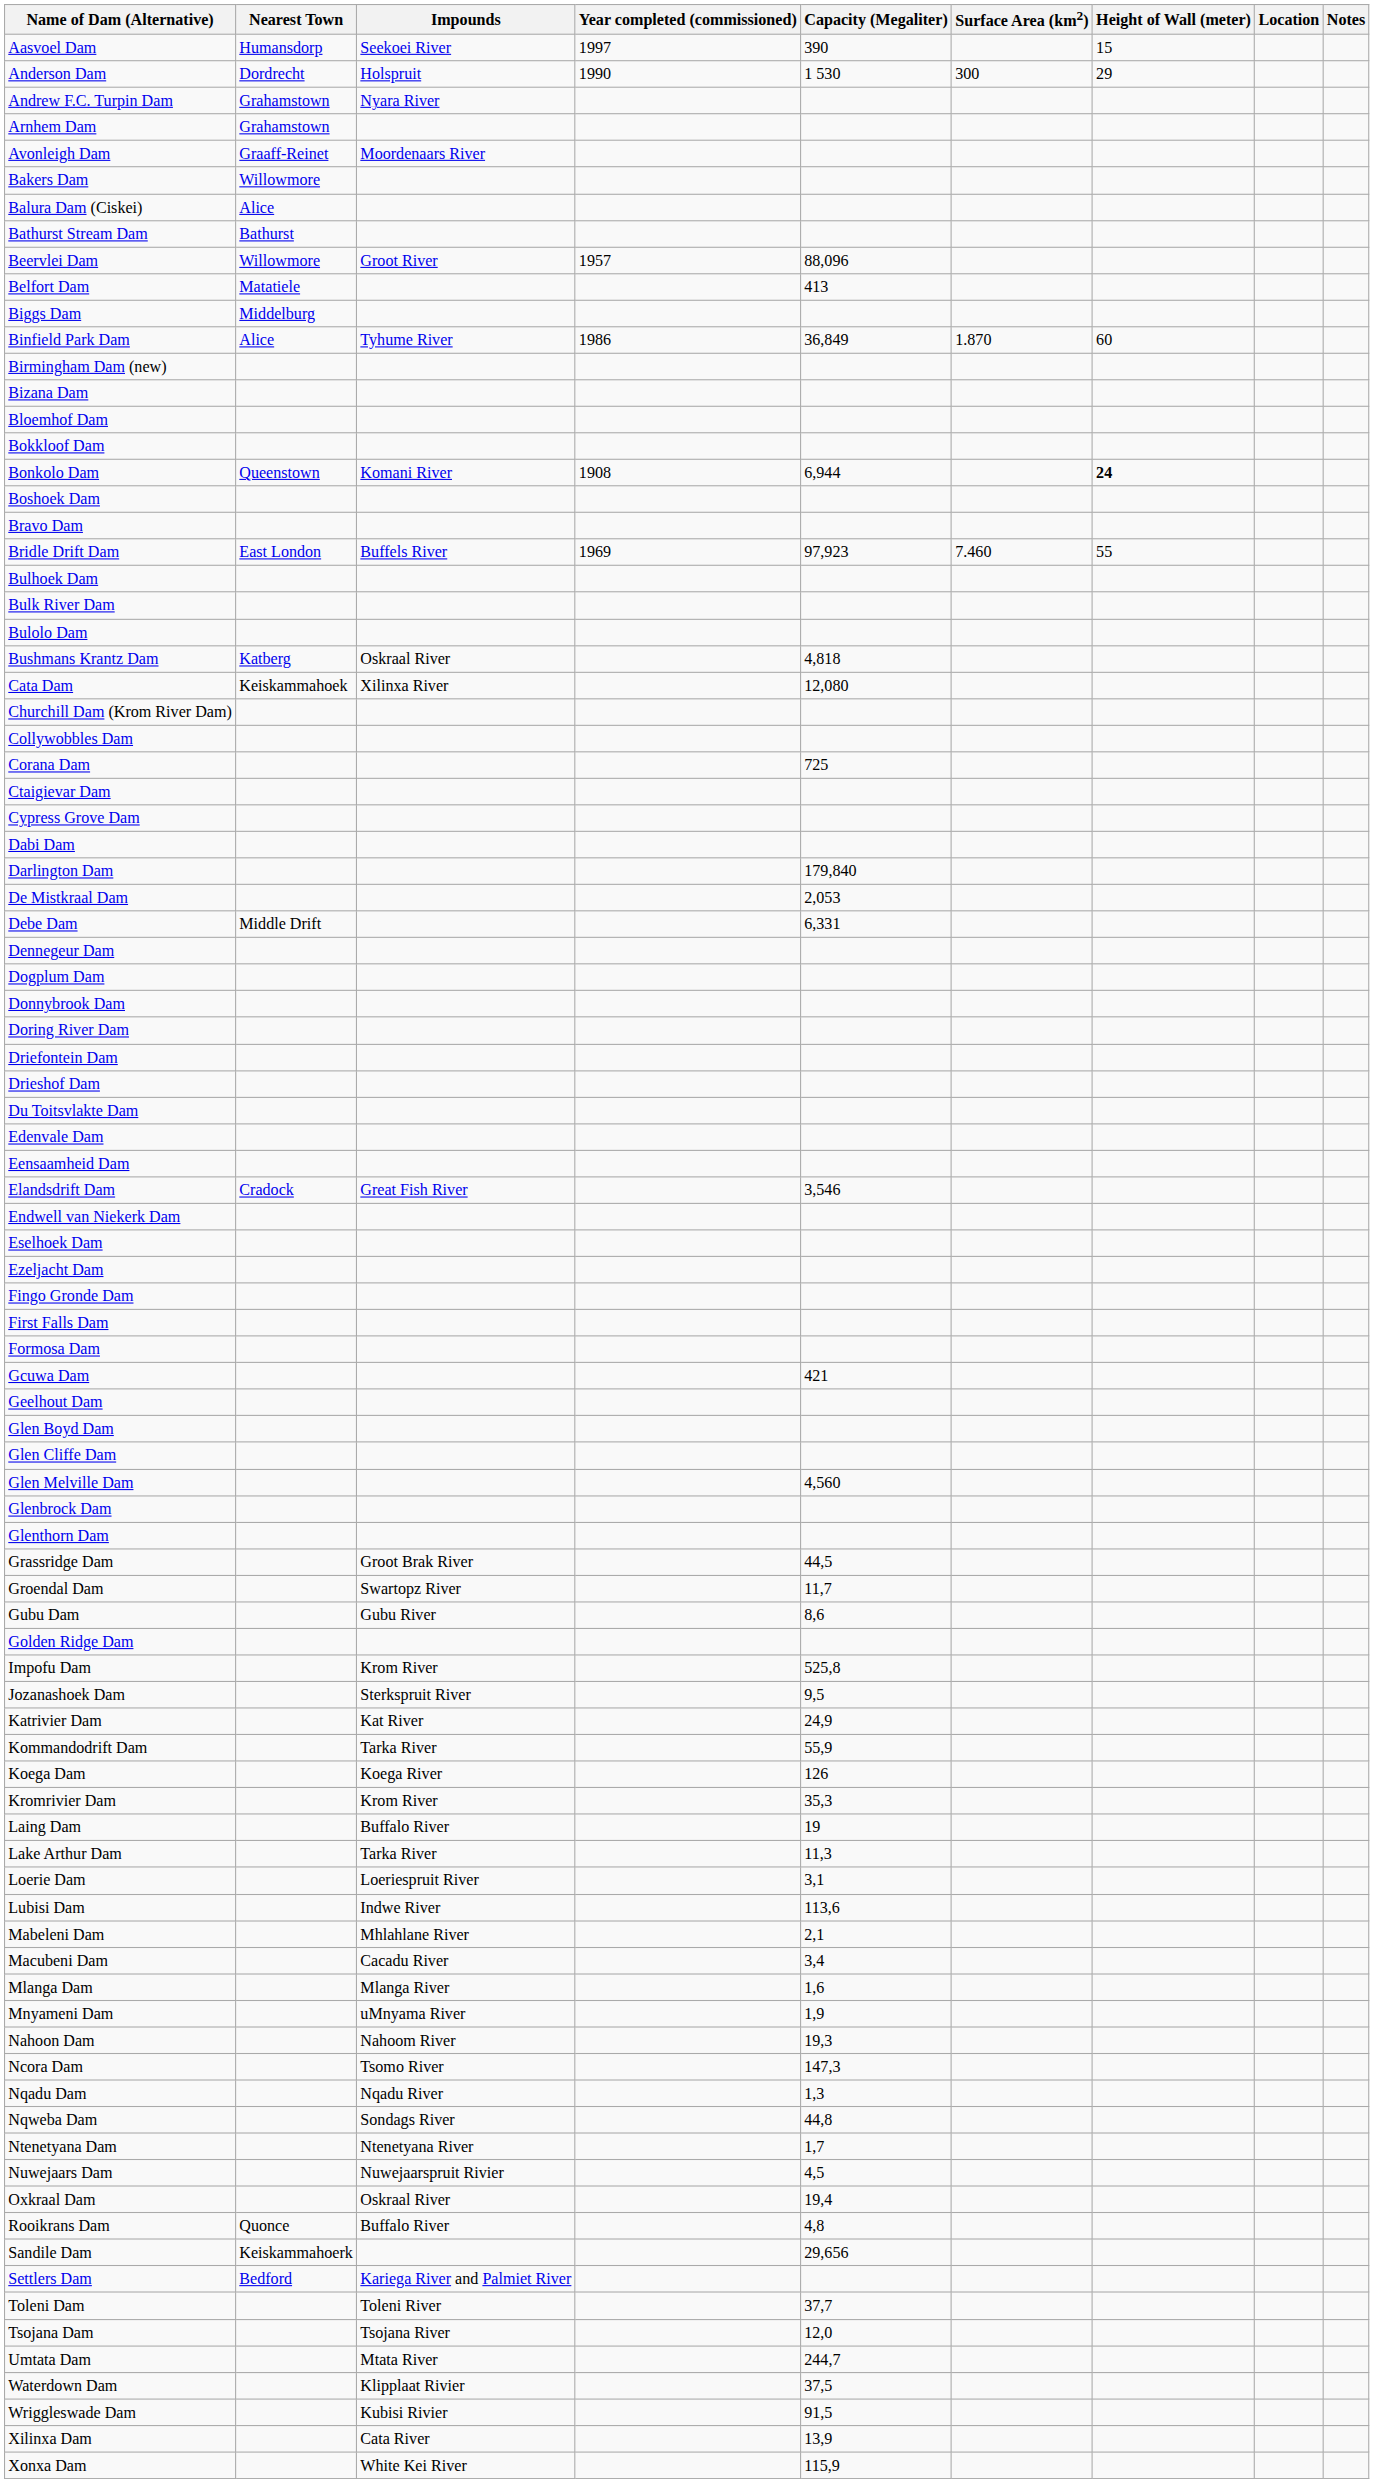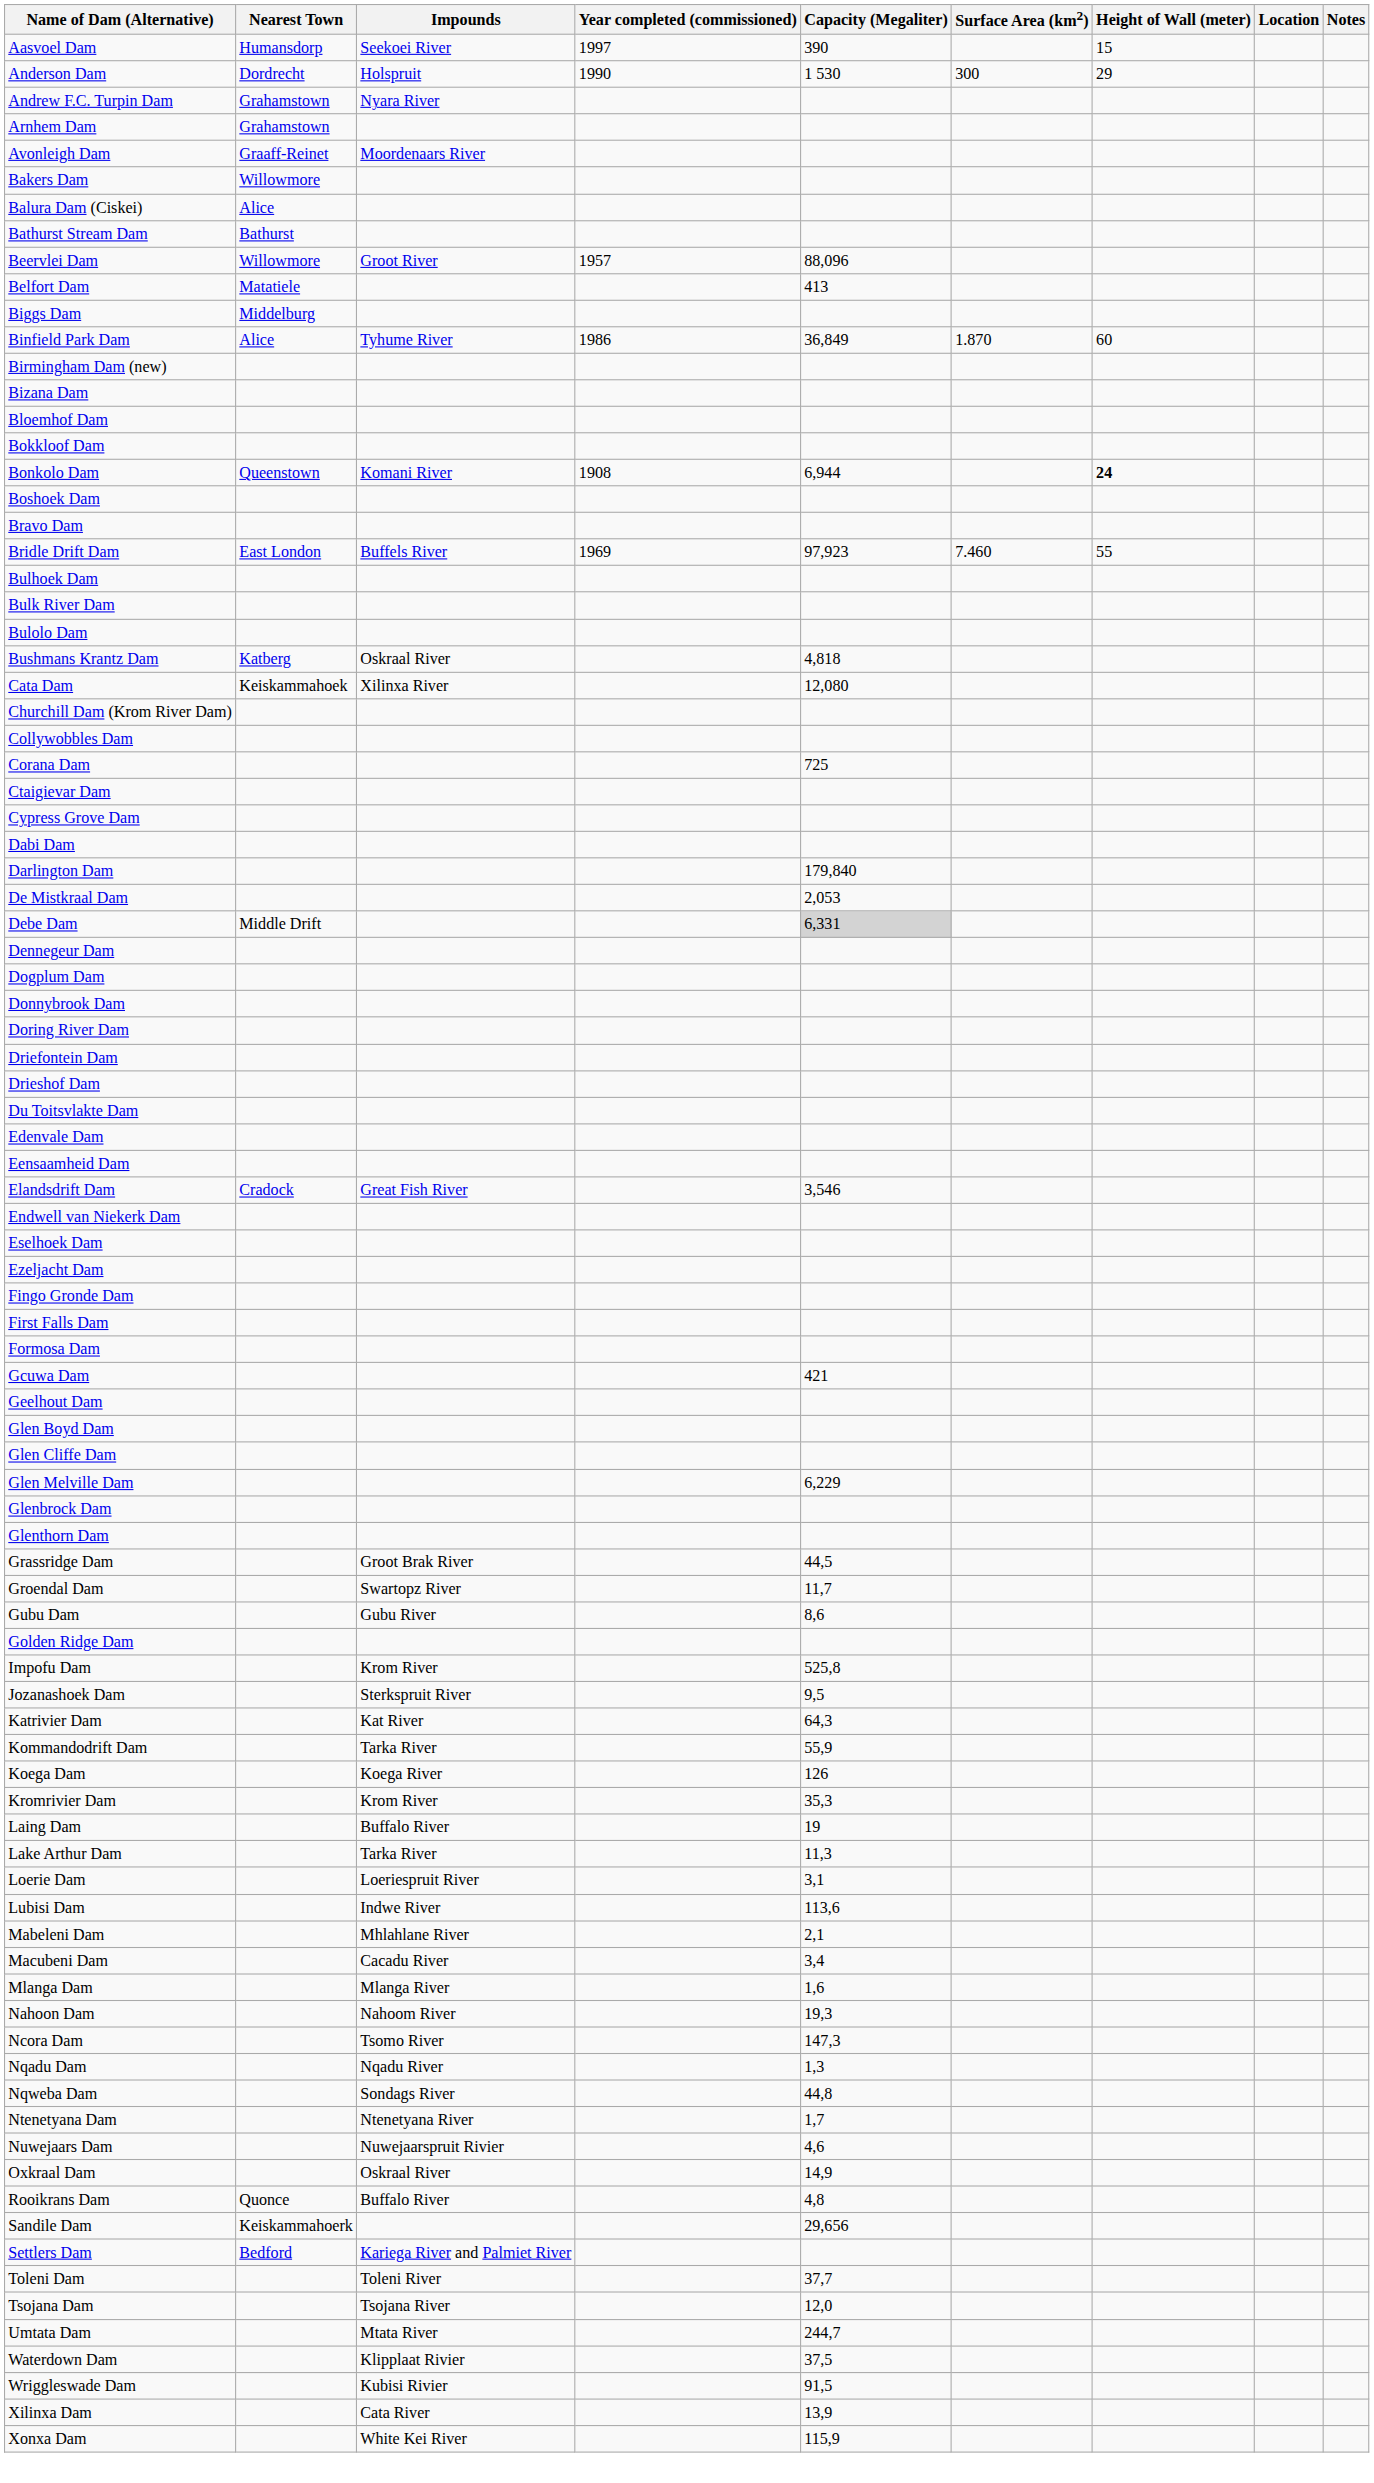(822, 924) no background -> (822, 924) lightgrey background
(822, 1482) 4,560 -> (822, 1482) 6,229
(818, 1721) 24,9 -> (818, 1721) 64,3
- row: (61, 2013)
(814, 2173) 4,5 -> (814, 2146) 4,6
(818, 2199) 19,4 -> (818, 2173) 14,9
